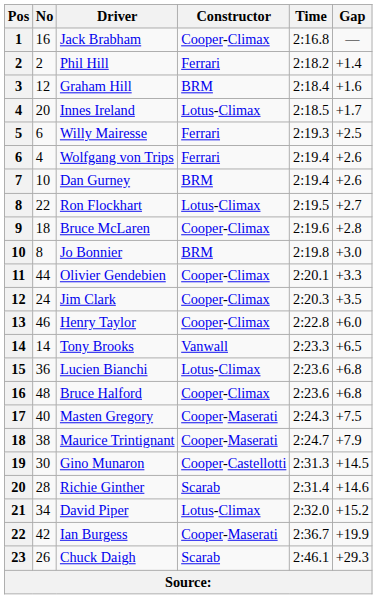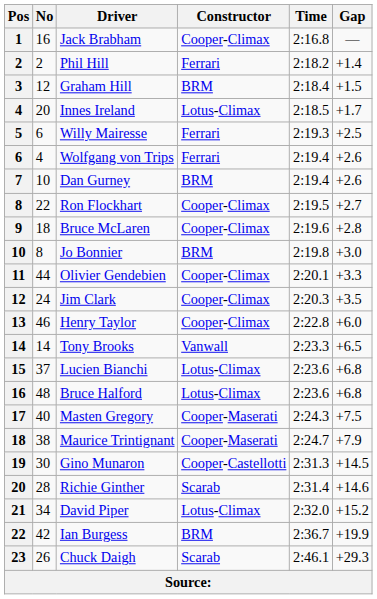(349, 87) +1.6 -> (349, 87) +1.5
(221, 204) Lotus-Climax -> (225, 204) Cooper-Climax
(43, 369) 36 -> (43, 369) 37
(225, 393) Cooper-Climax -> (221, 393) Lotus-Climax
(229, 534) Cooper-Maserati -> (197, 534) BRM
